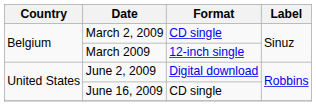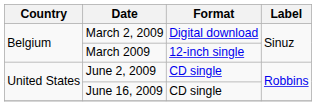(195, 33) CD single -> (214, 33) Digital download
(214, 71) Digital download -> (195, 71) CD single
